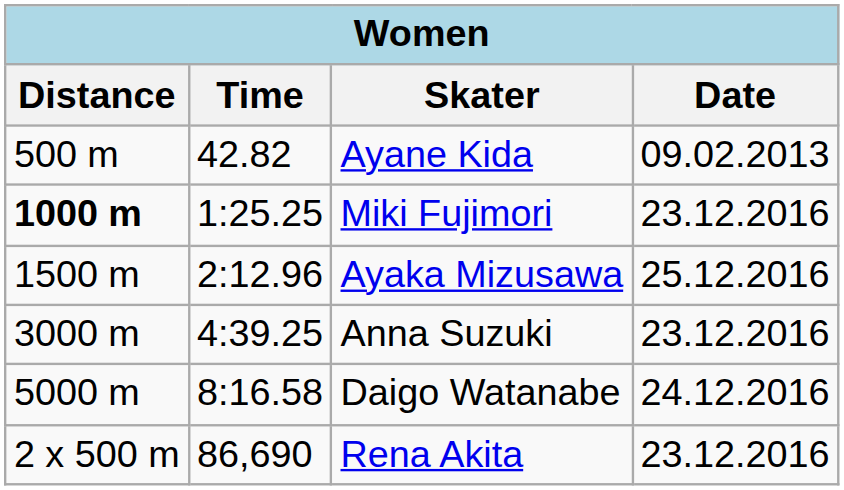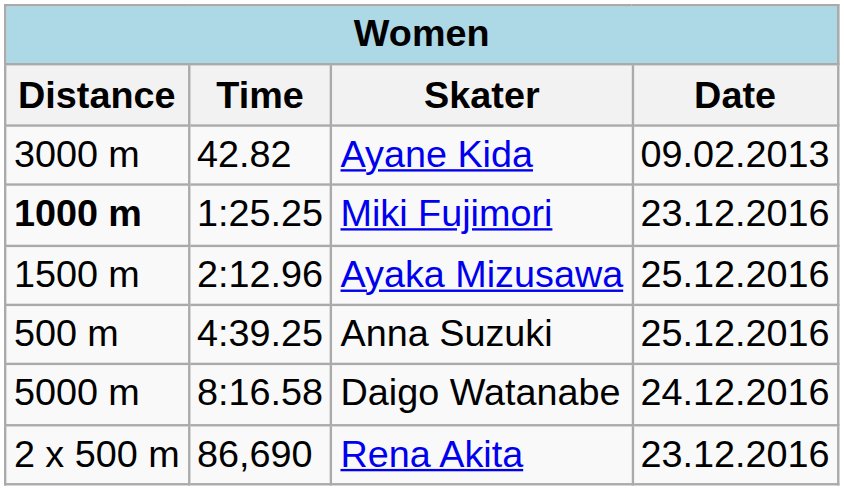(66, 154) 500 m -> (77, 154) 3000 m
(77, 333) 3000 m -> (66, 333) 500 m
(735, 333) 23.12.2016 -> (735, 333) 25.12.2016
